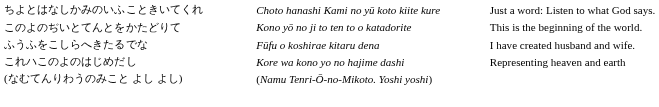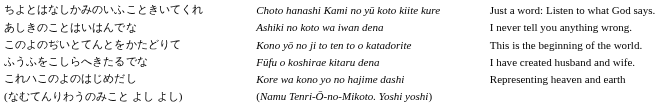+ row: (70, 27)
